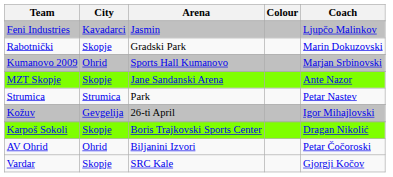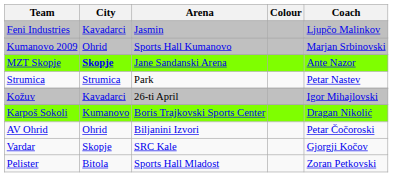- row: (30, 46)
(97, 79) normal -> (98, 63) bold
(103, 113) Gevgelija -> (104, 96) Kavadarci
(97, 130) Skopje -> (106, 113) Kumanovo
+ row: (23, 163)
